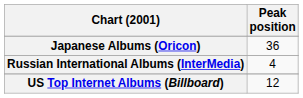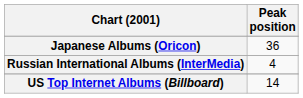(273, 83) 12 -> (273, 83) 14
